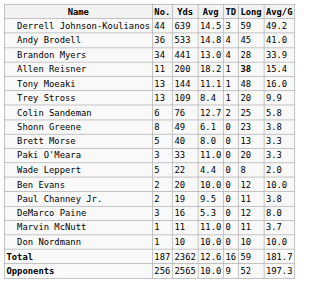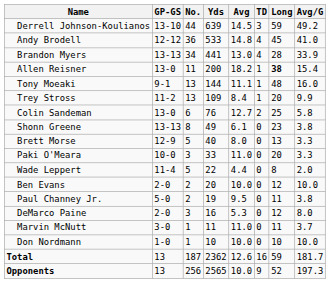+ column: (168, 12)
